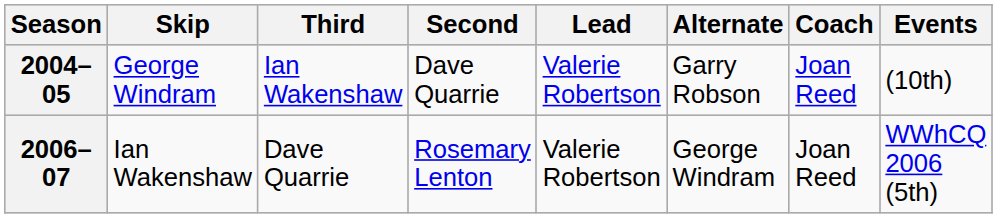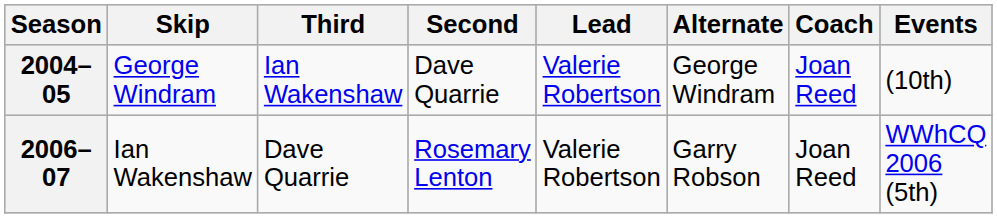(717, 79) Garry Robson -> (724, 79) George Windram
(724, 163) George Windram -> (717, 163) Garry Robson
